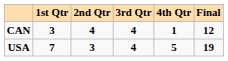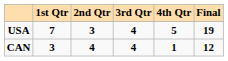rows swapped: (19, 47) <-> (19, 30)
